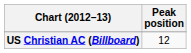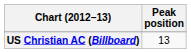(164, 40) 12 -> (164, 40) 13
